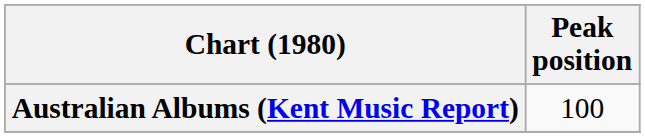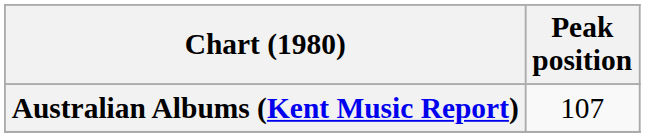(582, 107) 100 -> (582, 107) 107
